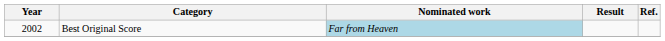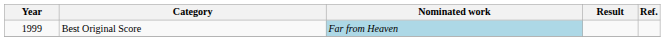(32, 28) 2002 -> (32, 28) 1999
